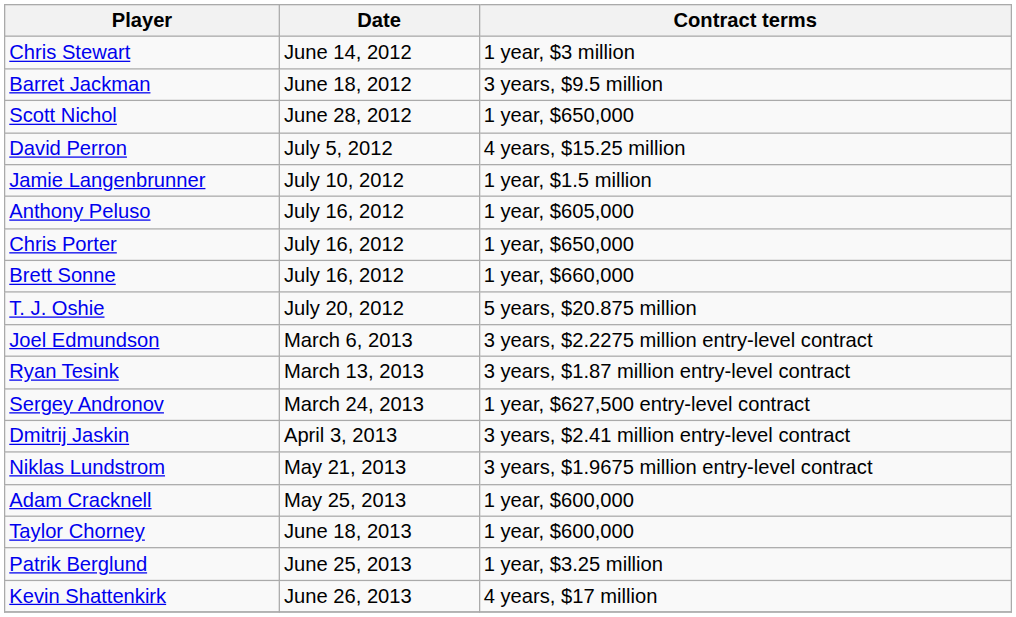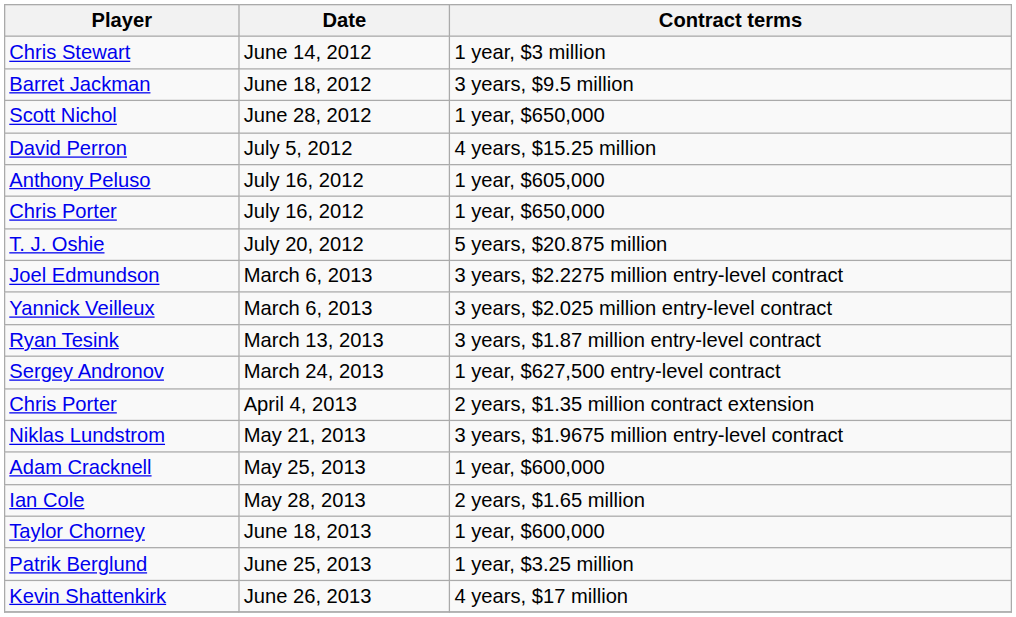- row: (107, 180)
- row: (63, 276)
+ row: (82, 308)
- row: (69, 436)
+ row: (63, 404)
+ row: (47, 500)
